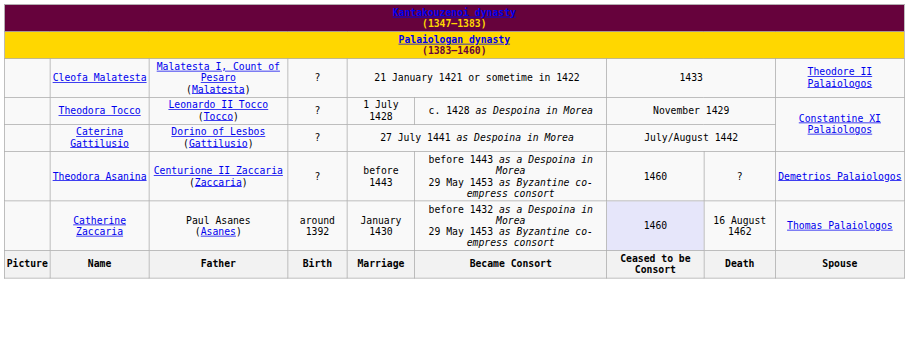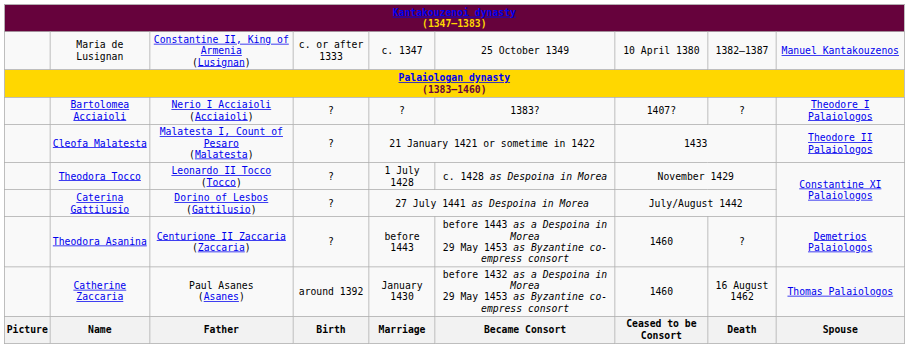+ row: (100, 51)
+ row: (100, 111)
(655, 226) lavender background -> (661, 291) no background
